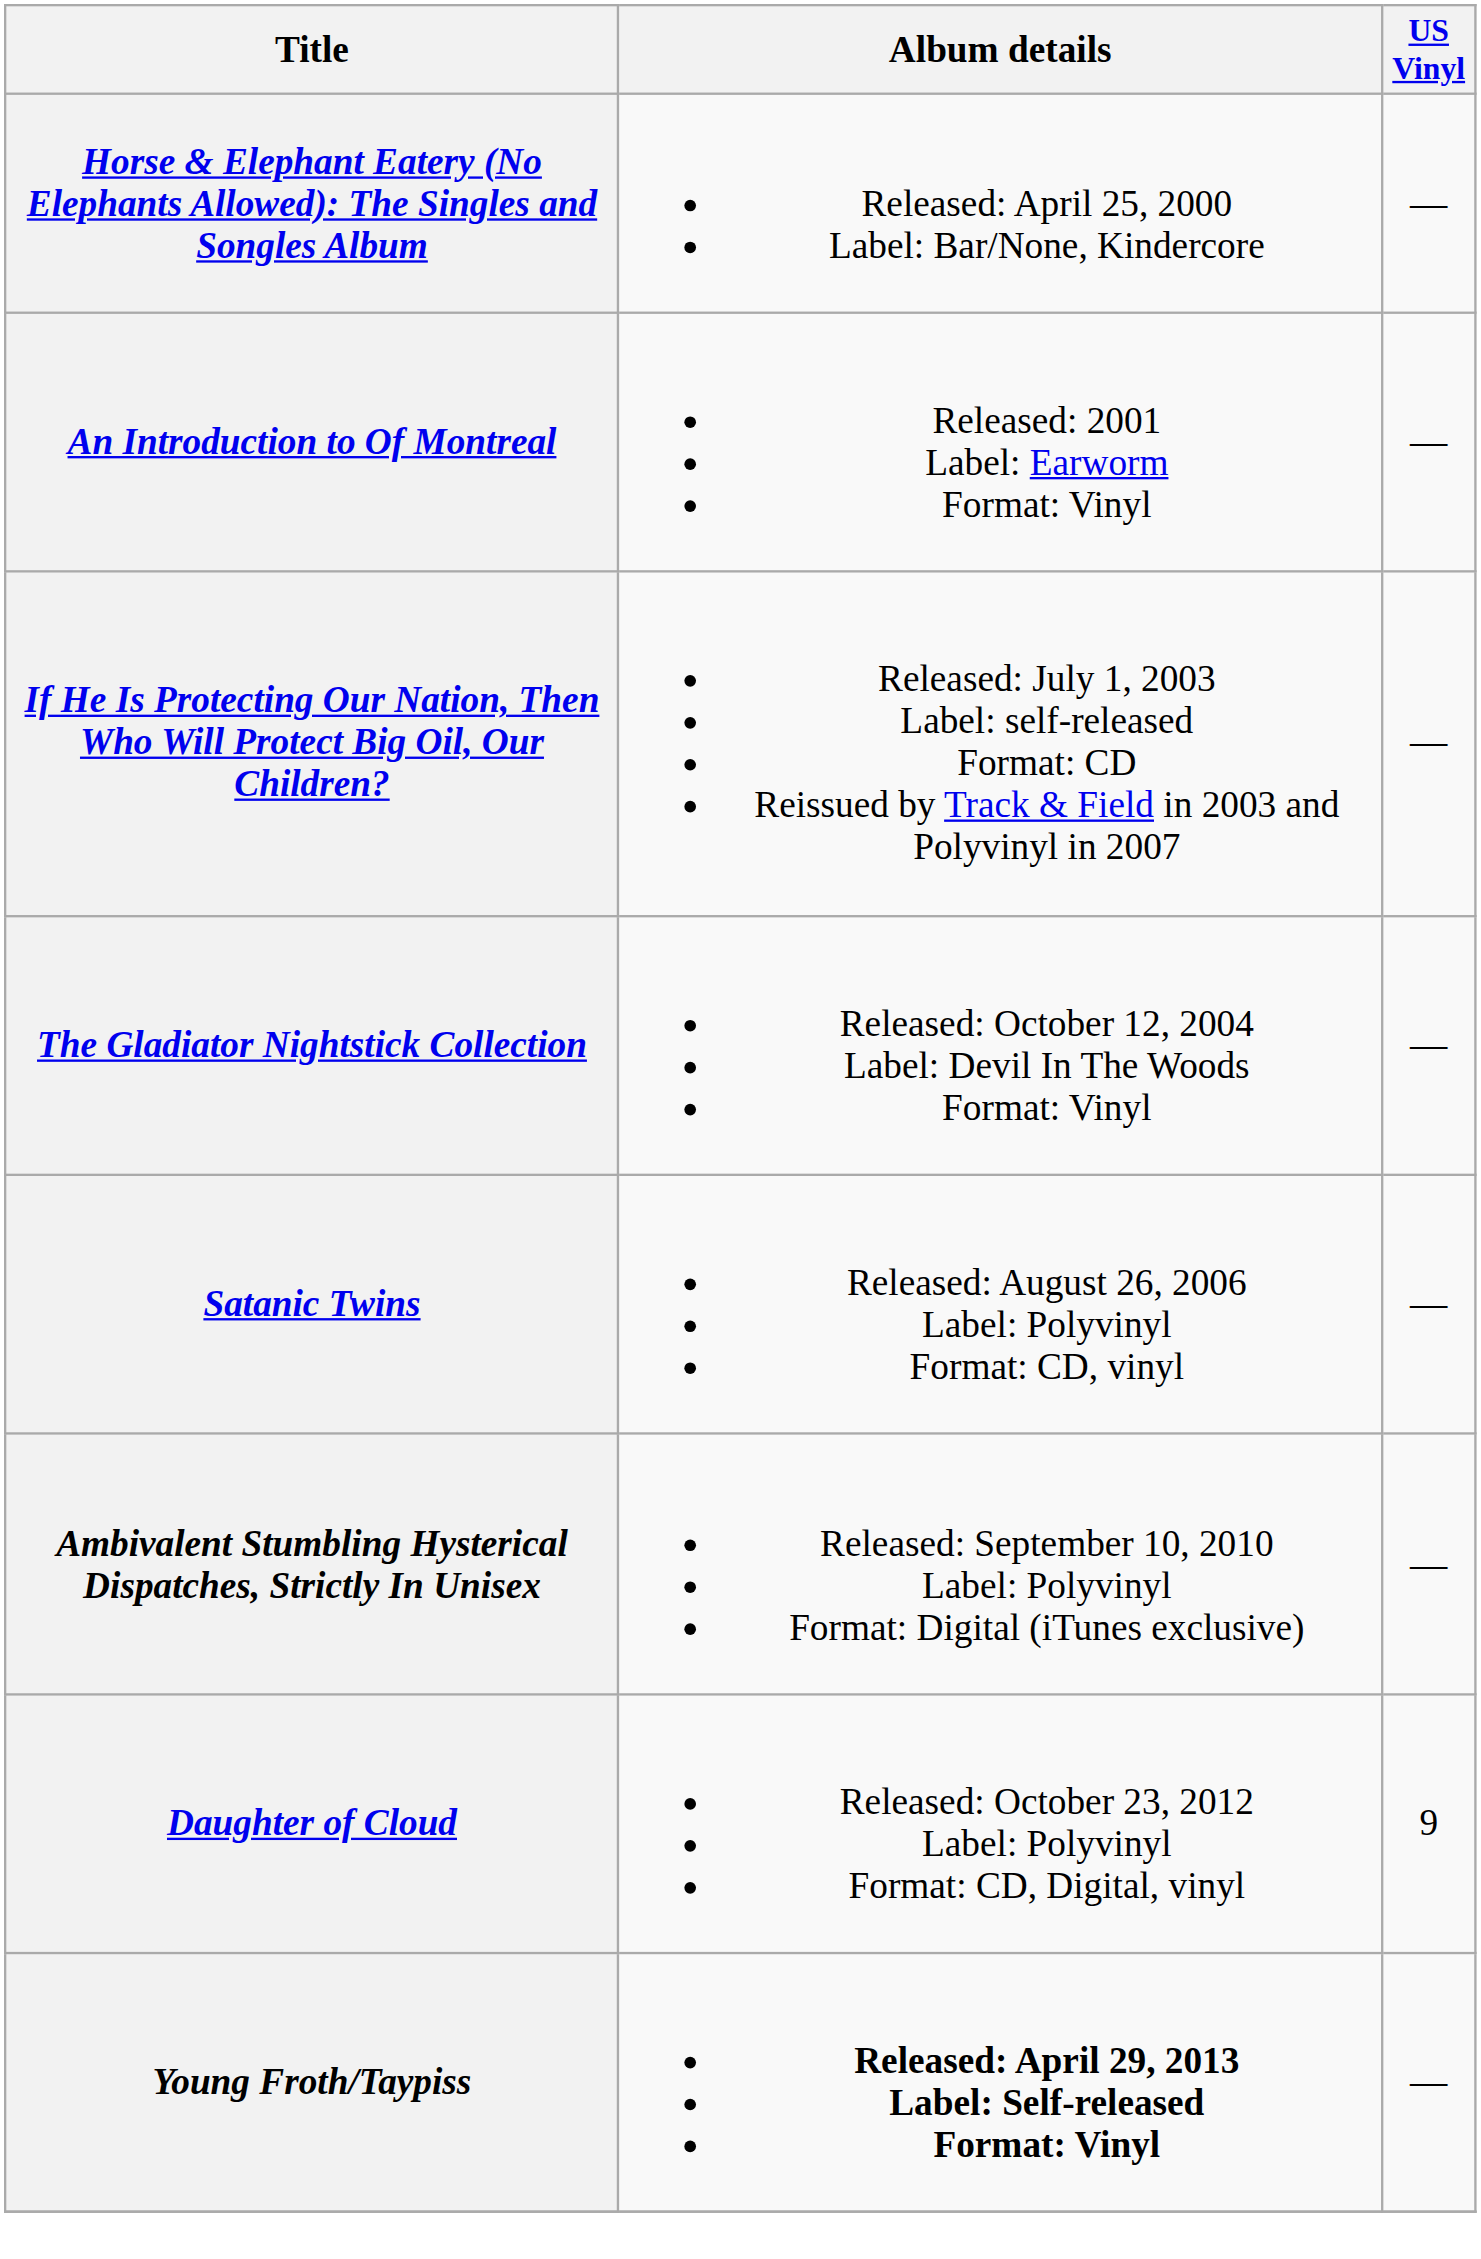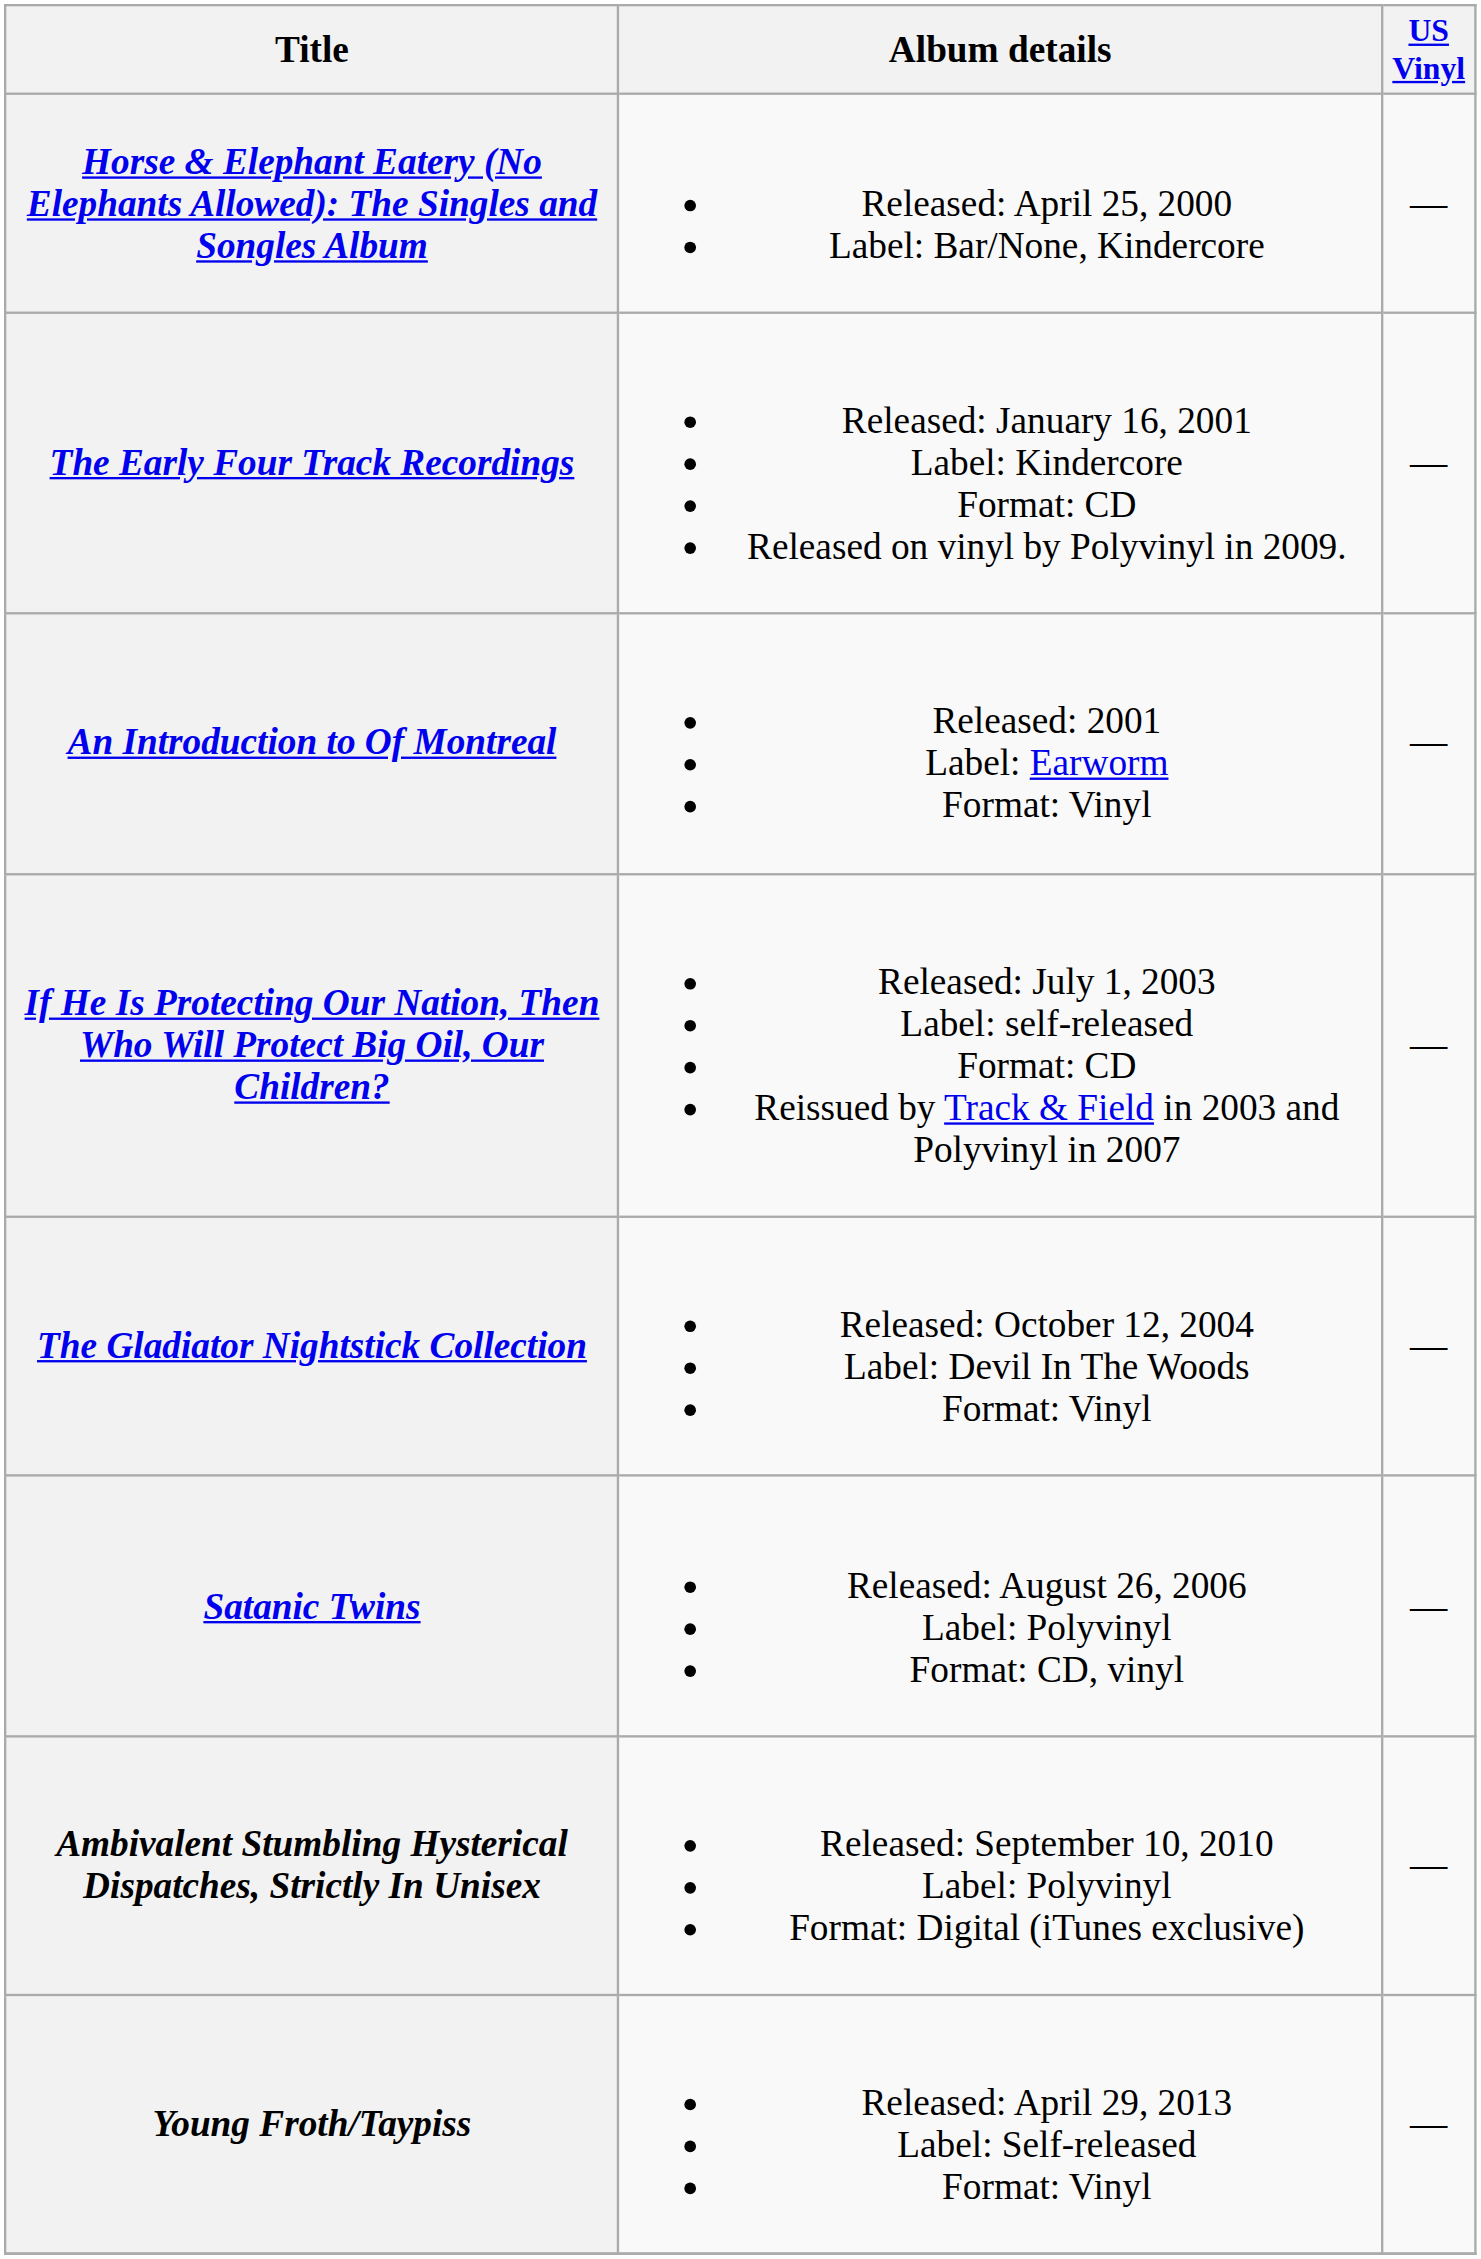+ row: (312, 462)
- row: (312, 1822)
(1000, 2104) bold -> (1000, 2146) normal
